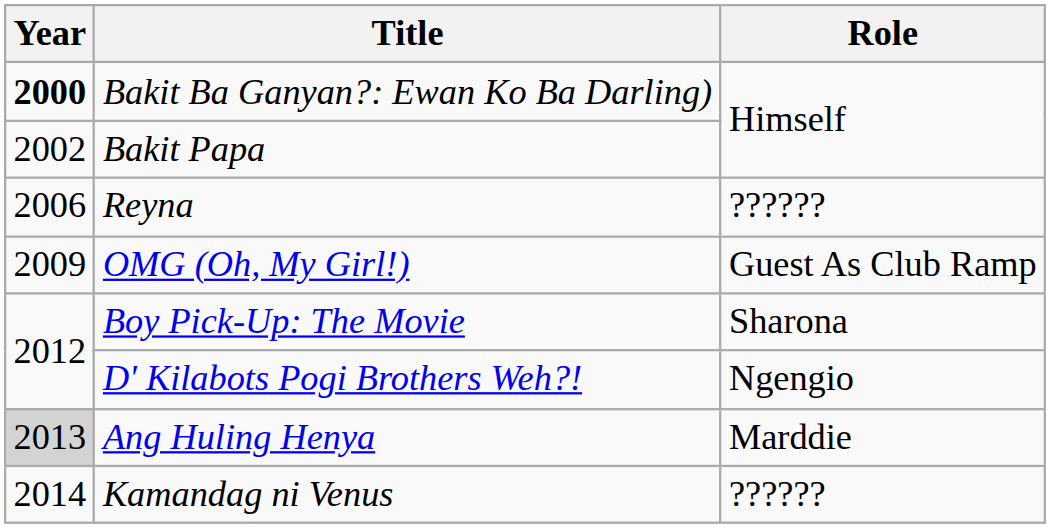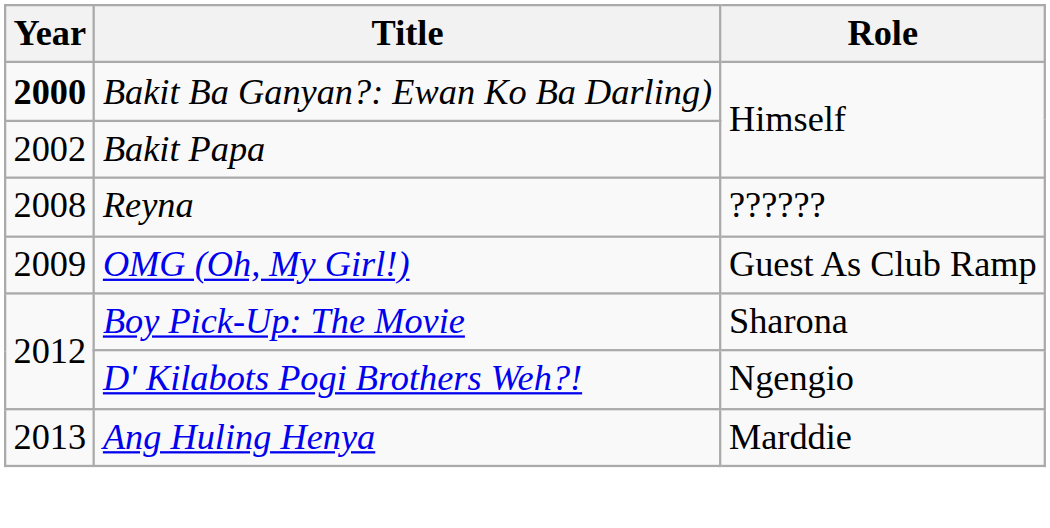(50, 206) 2006 -> (50, 206) 2008
(50, 436) lightgrey background -> (50, 436) no background
- row: (248, 494)
